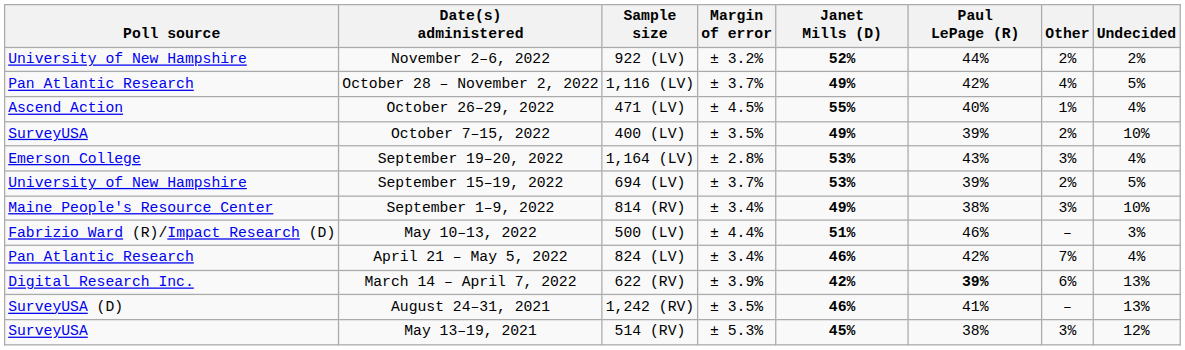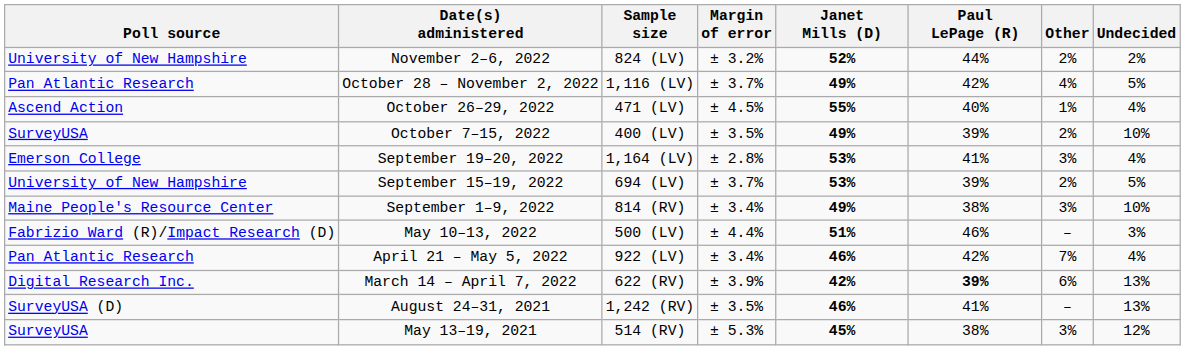(650, 59) 922 (LV) -> (650, 59) 824 (LV)
(975, 158) 43% -> (975, 158) 41%
(650, 257) 824 (LV) -> (650, 257) 922 (LV)
